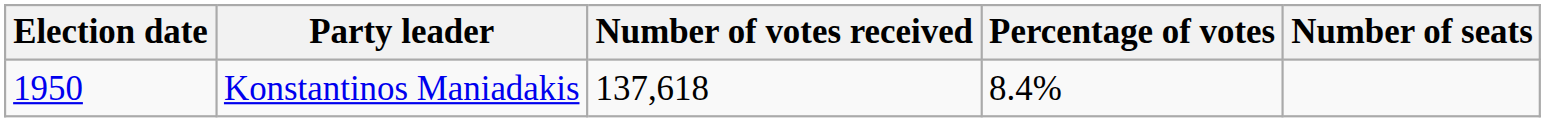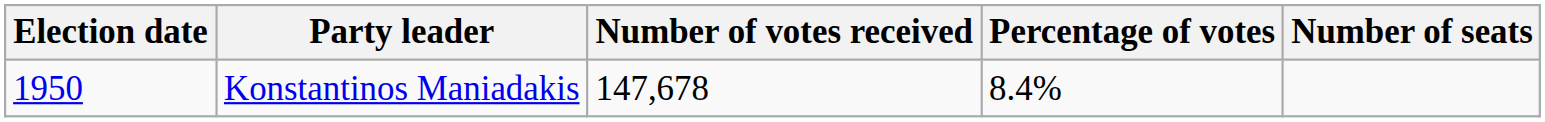(652, 87) 137,618 -> (652, 87) 147,678
